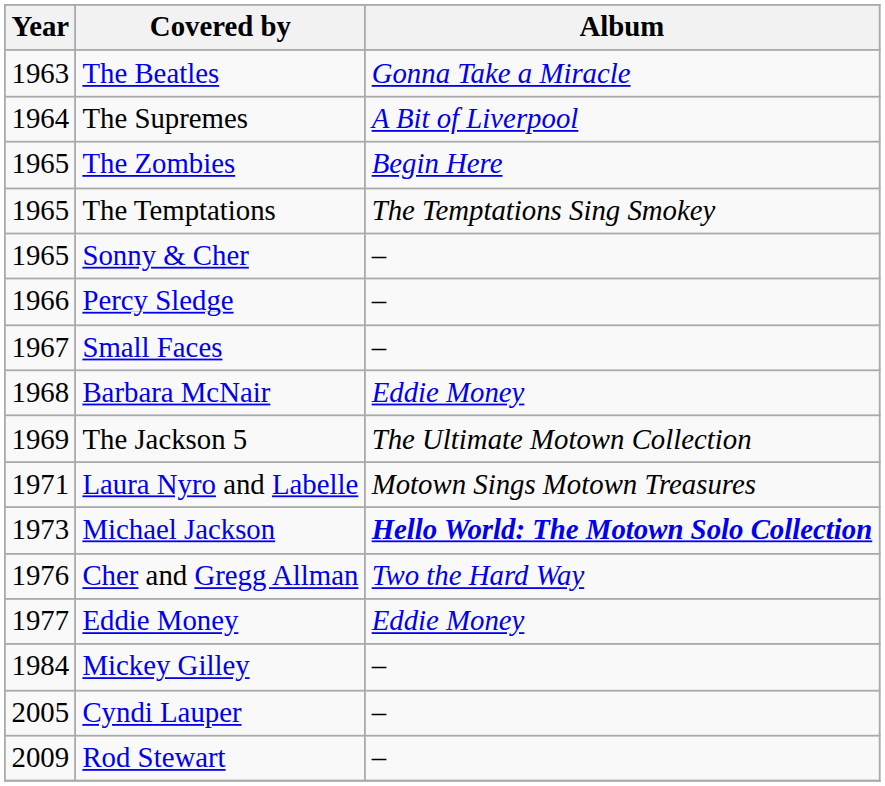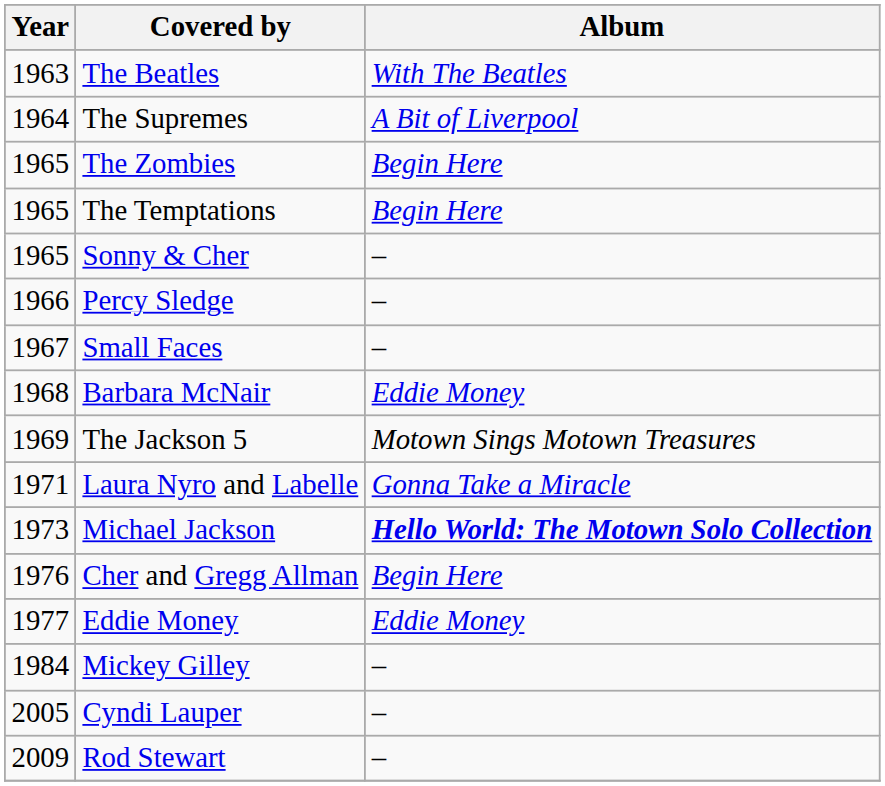(501, 73) Gonna Take a Miracle -> (469, 73) With The Beatles
(544, 210) The Temptations Sing Smokey -> (437, 210) Begin Here
(562, 438) The Ultimate Motown Collection -> (564, 438) Motown Sings Motown Treasures
(564, 484) Motown Sings Motown Treasures -> (501, 484) Gonna Take a Miracle
(478, 575) Two the Hard Way -> (437, 575) Begin Here
